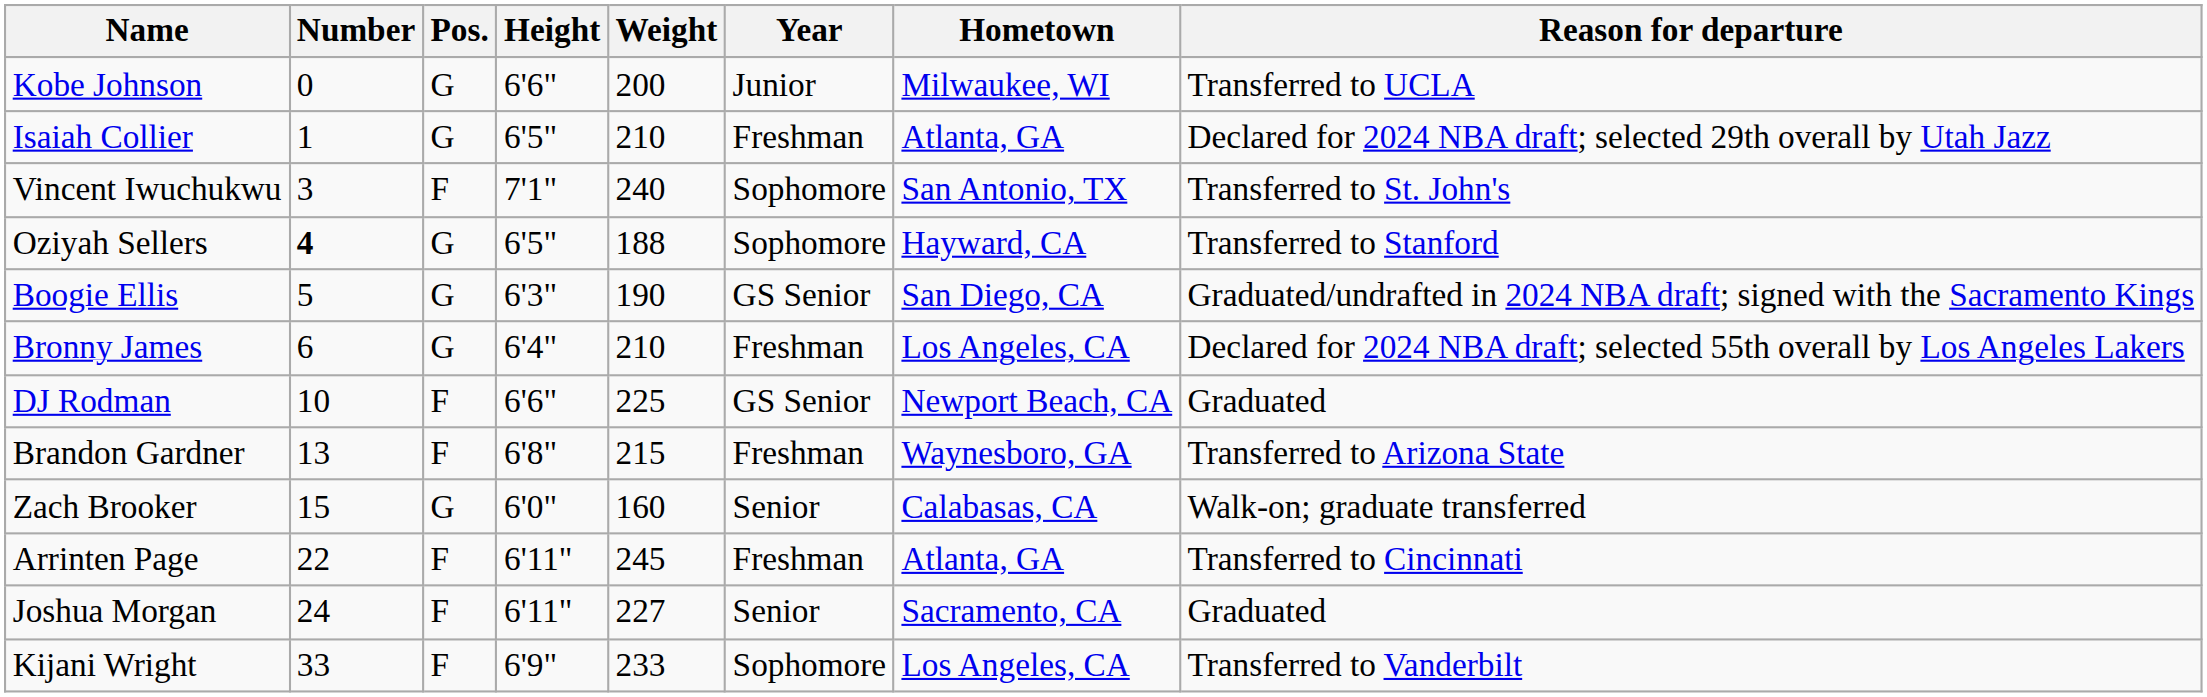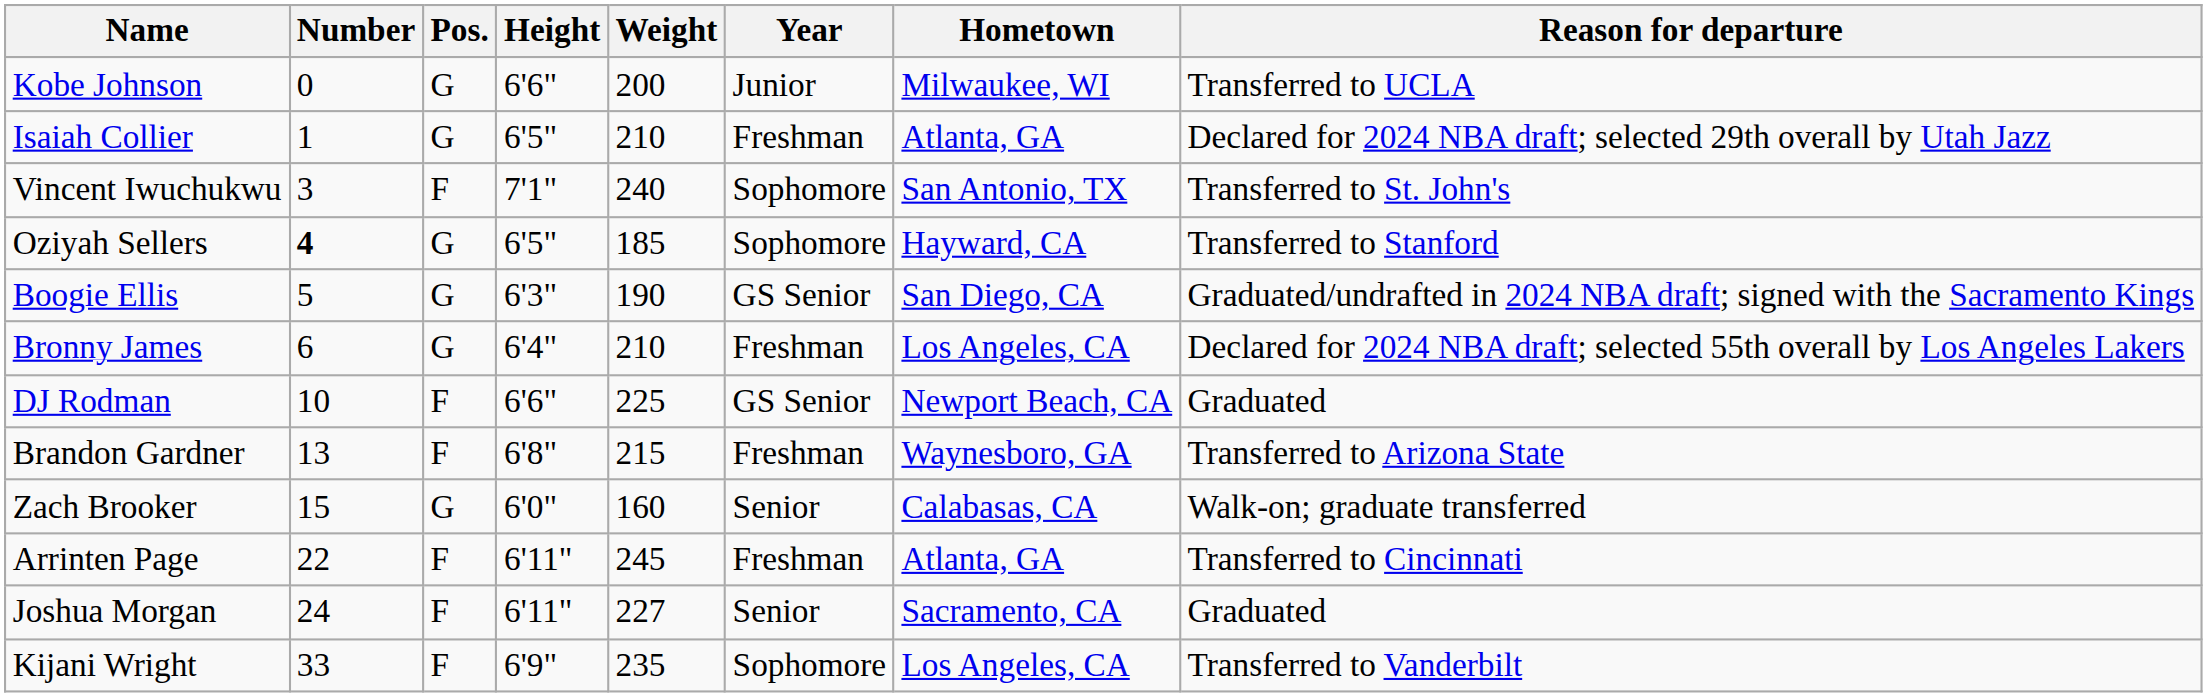(641, 242) 188 -> (641, 242) 185
(641, 664) 233 -> (641, 664) 235
